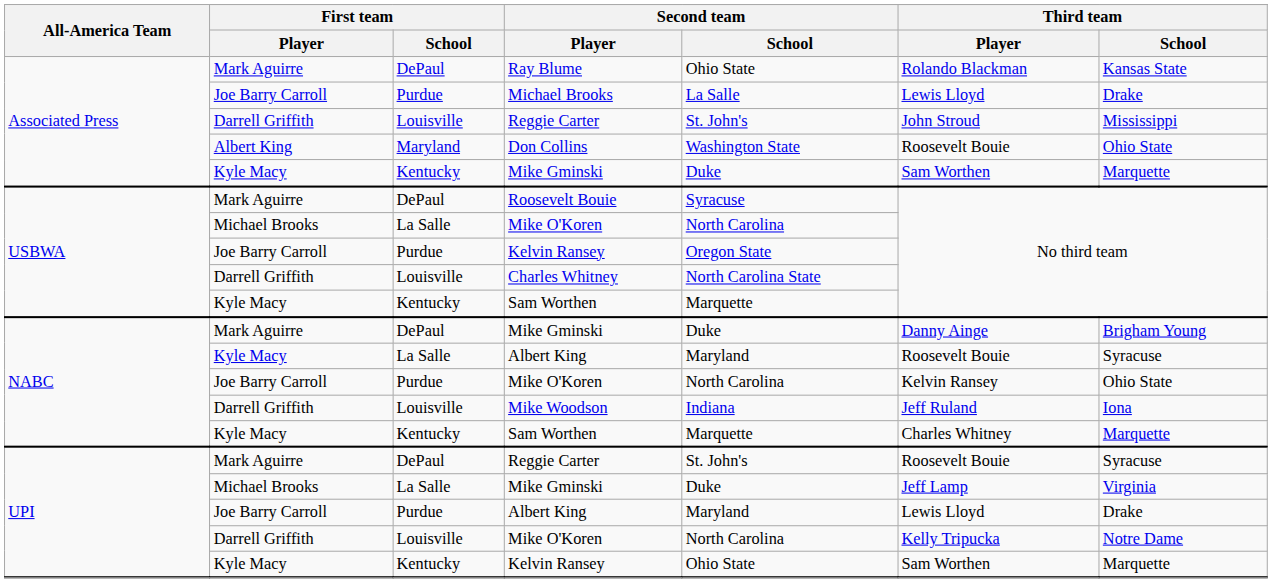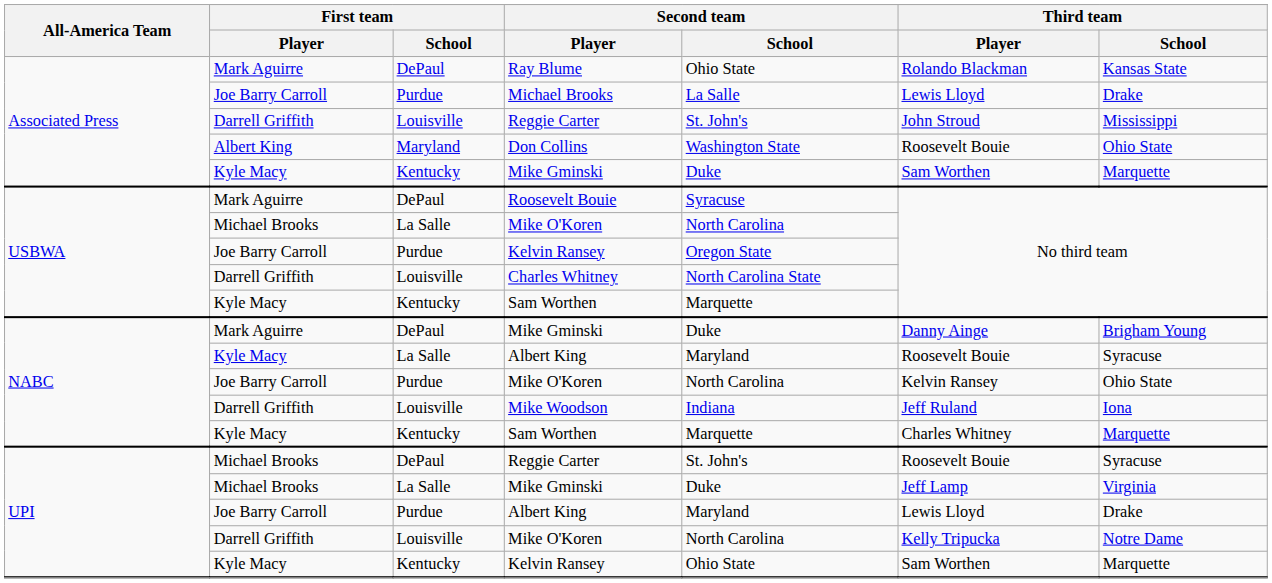(258, 460) Mark Aguirre -> (266, 460) Michael Brooks
